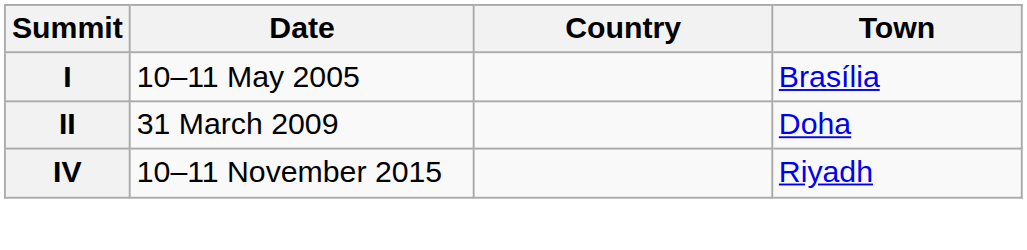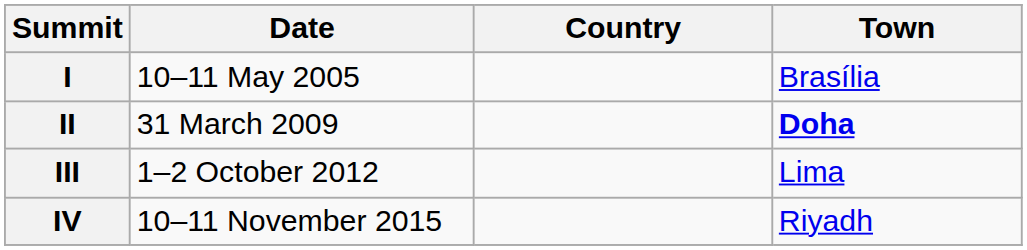(815, 124) normal -> (817, 124) bold
+ row: (67, 172)
